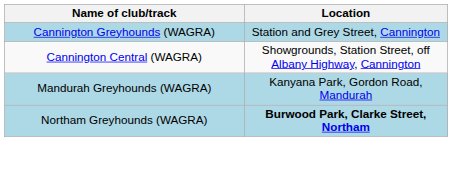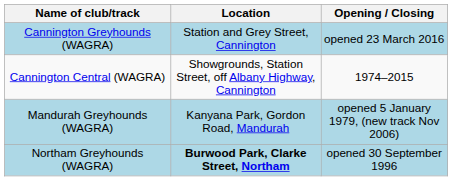+ column: (384, 13)
